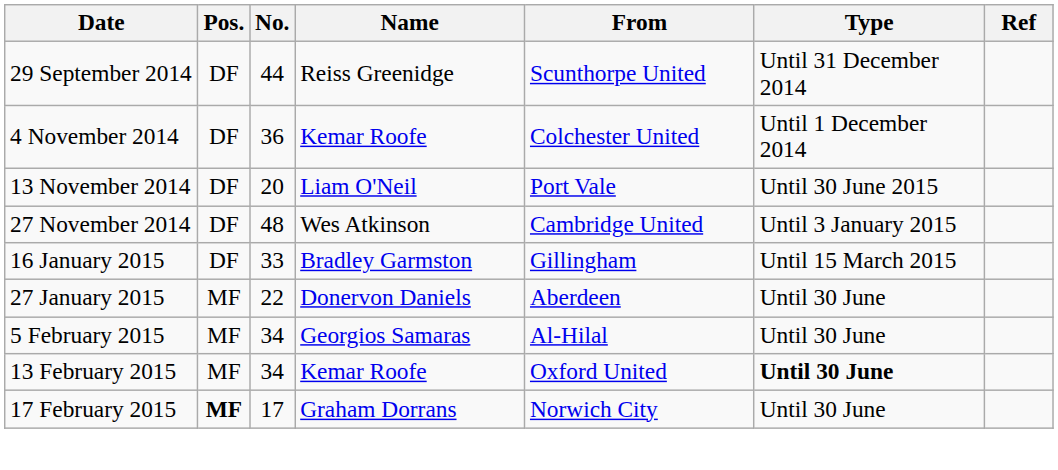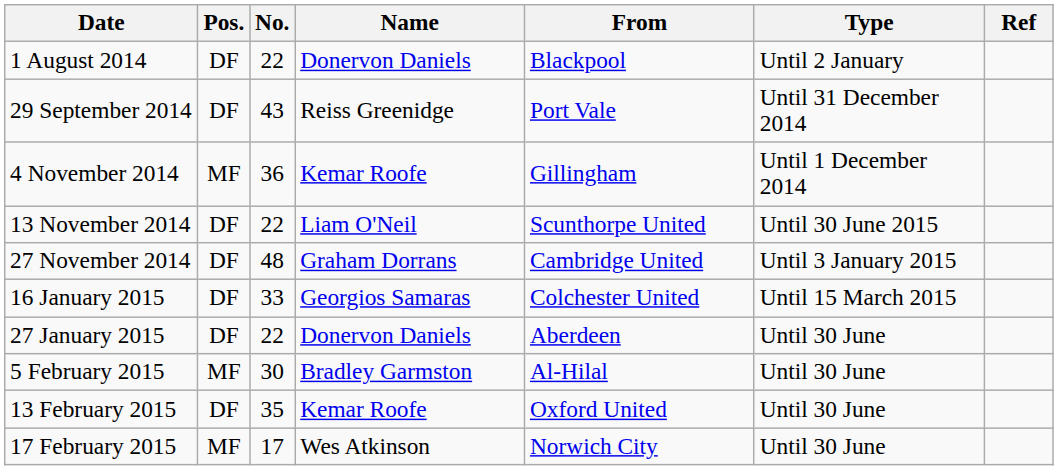+ row: (78, 60)
(272, 73) 44 -> (272, 110) 43
(618, 73) Scunthorpe United -> (573, 110) Port Vale
(224, 136) DF -> (224, 173) MF
(615, 136) Colchester United -> (583, 173) Gillingham
(272, 186) 20 -> (272, 223) 22
(573, 186) Port Vale -> (618, 223) Scunthorpe United
(365, 223) Wes Atkinson -> (378, 260) Graham Dorrans
(386, 260) Bradley Garmston -> (385, 297) Georgios Samaras
(583, 260) Gillingham -> (615, 297) Colchester United
(224, 297) MF -> (224, 334) DF
(272, 334) 34 -> (272, 371) 30
(385, 334) Georgios Samaras -> (386, 371) Bradley Garmston
(224, 371) MF -> (224, 409) DF
(272, 371) 34 -> (272, 409) 35
(827, 371) bold -> (823, 409) normal
(224, 409) bold -> (224, 446) normal
(378, 409) Graham Dorrans -> (365, 446) Wes Atkinson
